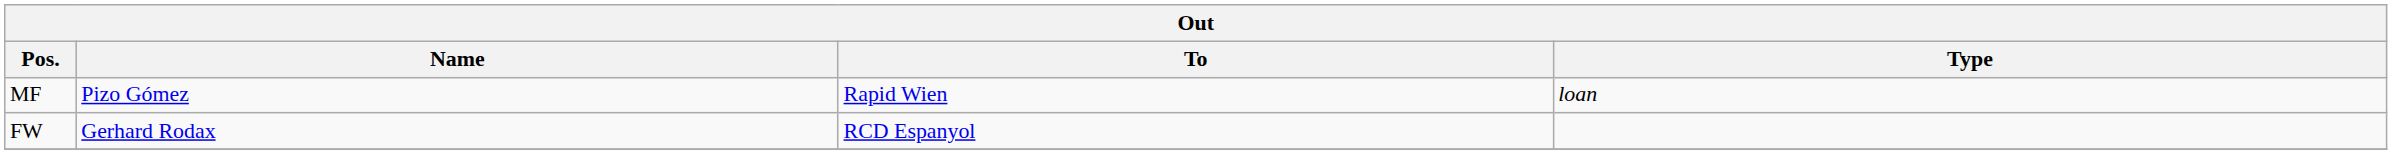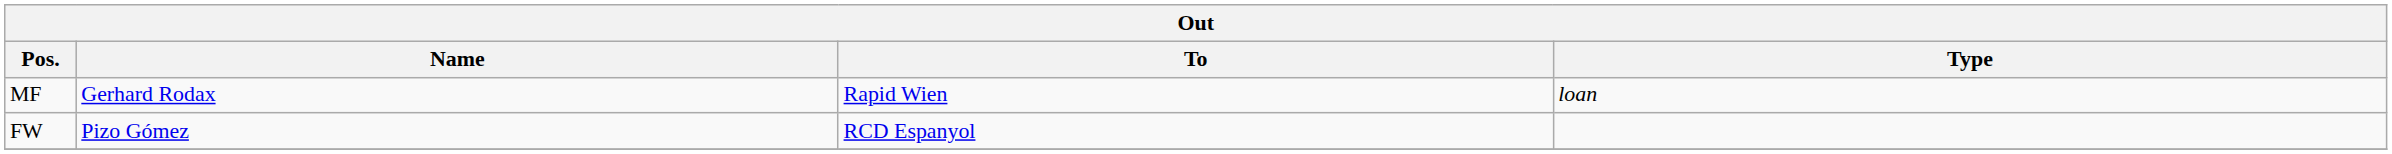(135, 95) Pizo Gómez -> (148, 95) Gerhard Rodax
(148, 131) Gerhard Rodax -> (135, 131) Pizo Gómez
